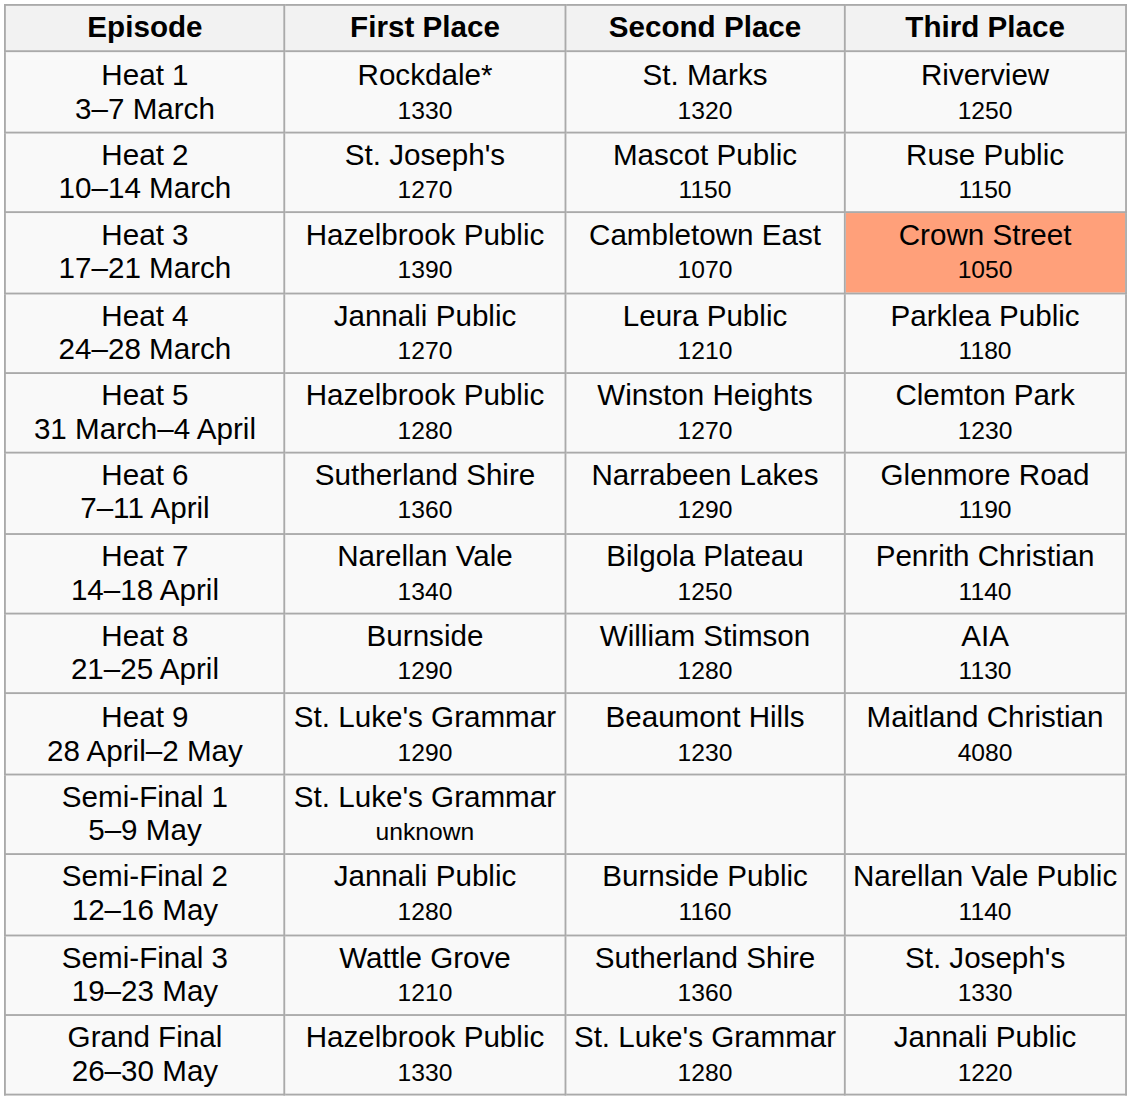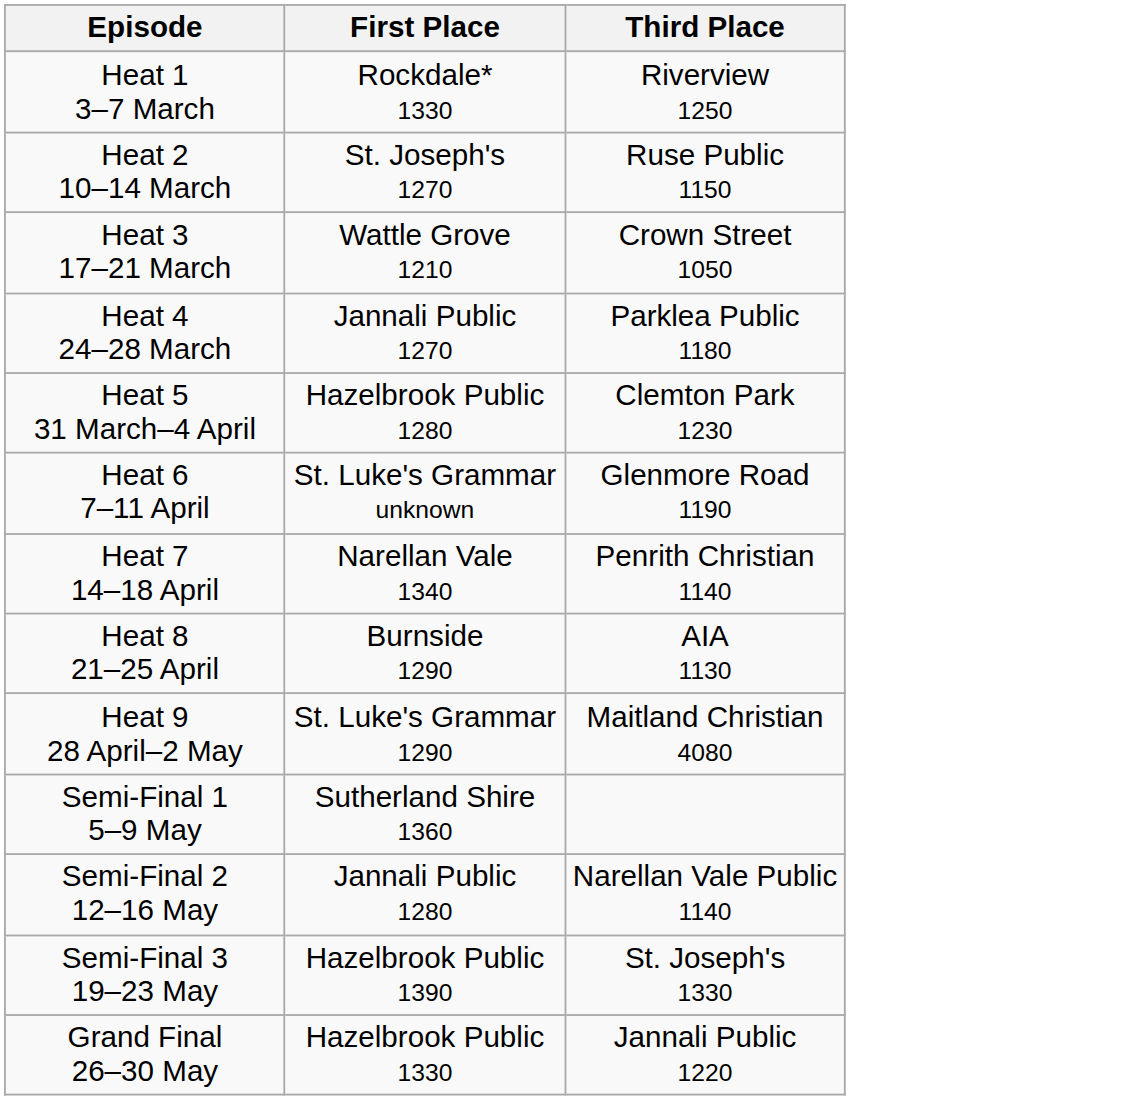- column: (705, 27)
(425, 252) Hazelbrook Public 1390 -> (425, 252) Wattle Grove 1210
(985, 252) lightsalmon background -> (705, 252) no background
(425, 492) Sutherland Shire 1360 -> (425, 492) St. Luke's Grammar unknown
(425, 813) St. Luke's Grammar unknown -> (425, 813) Sutherland Shire 1360
(425, 974) Wattle Grove 1210 -> (425, 974) Hazelbrook Public 1390
